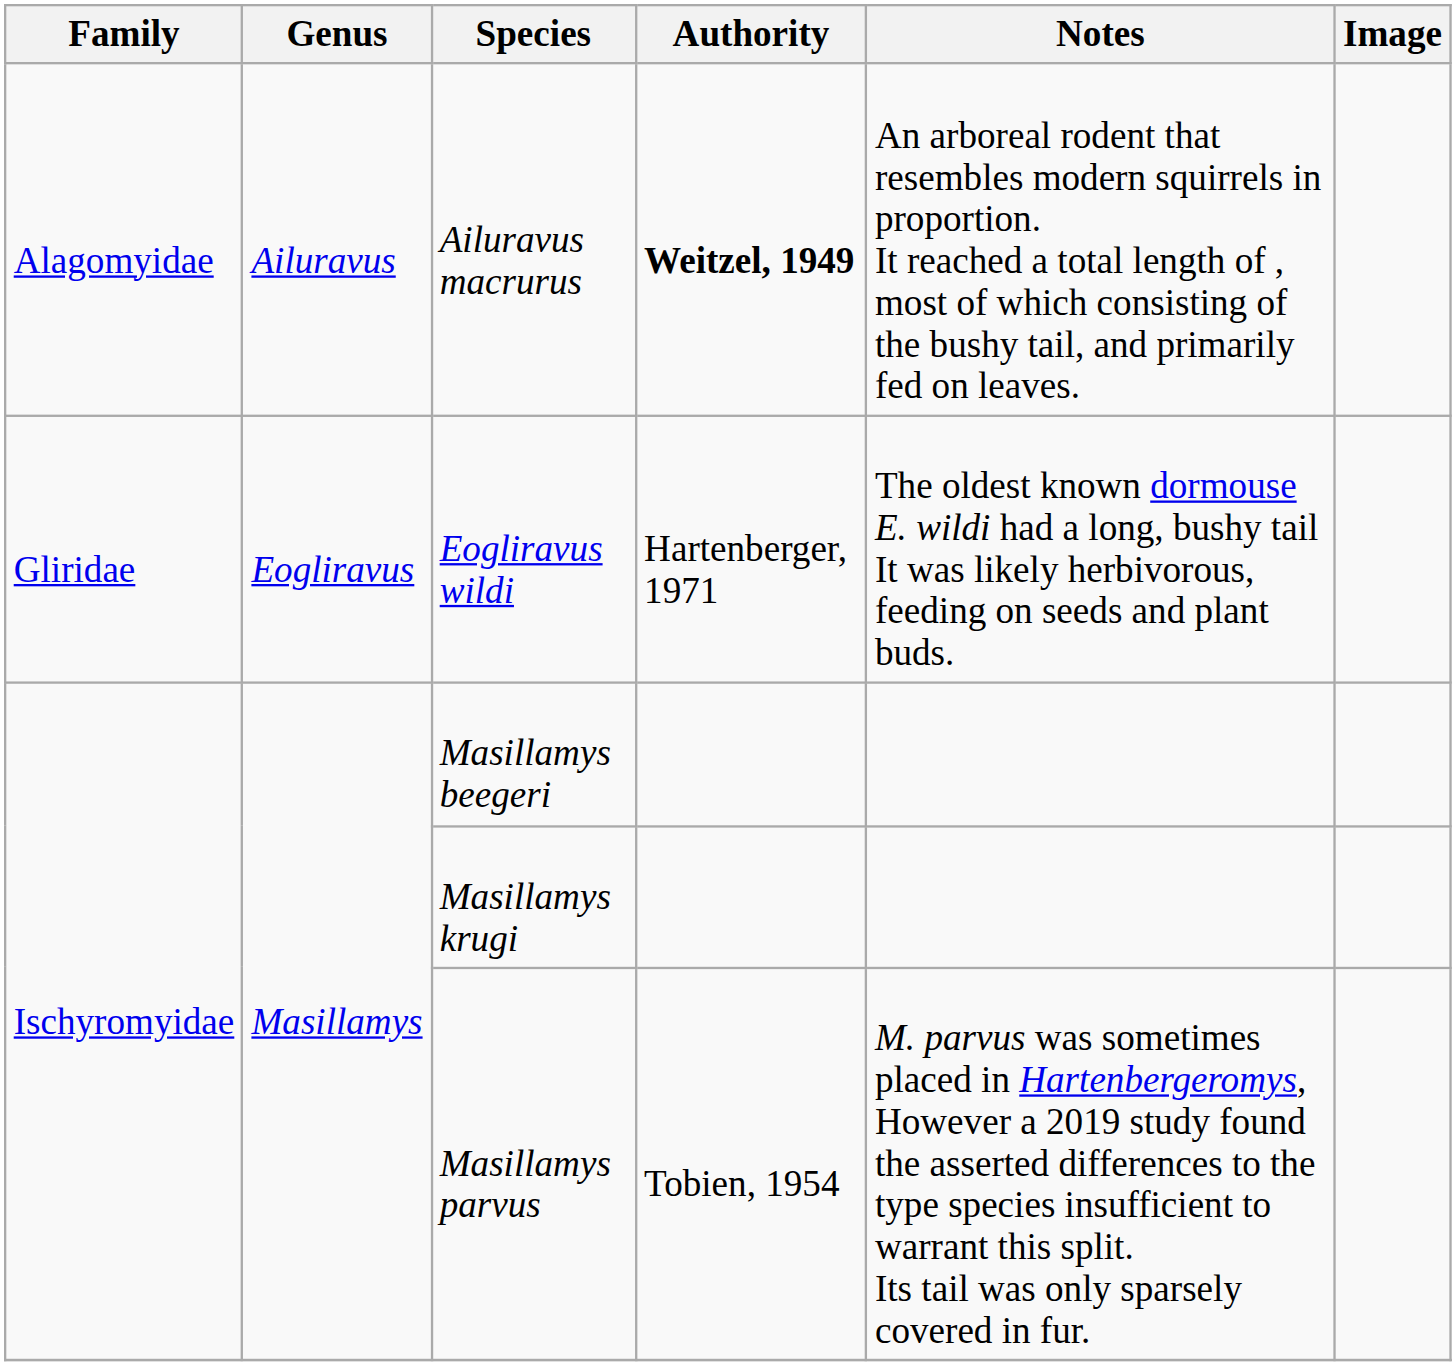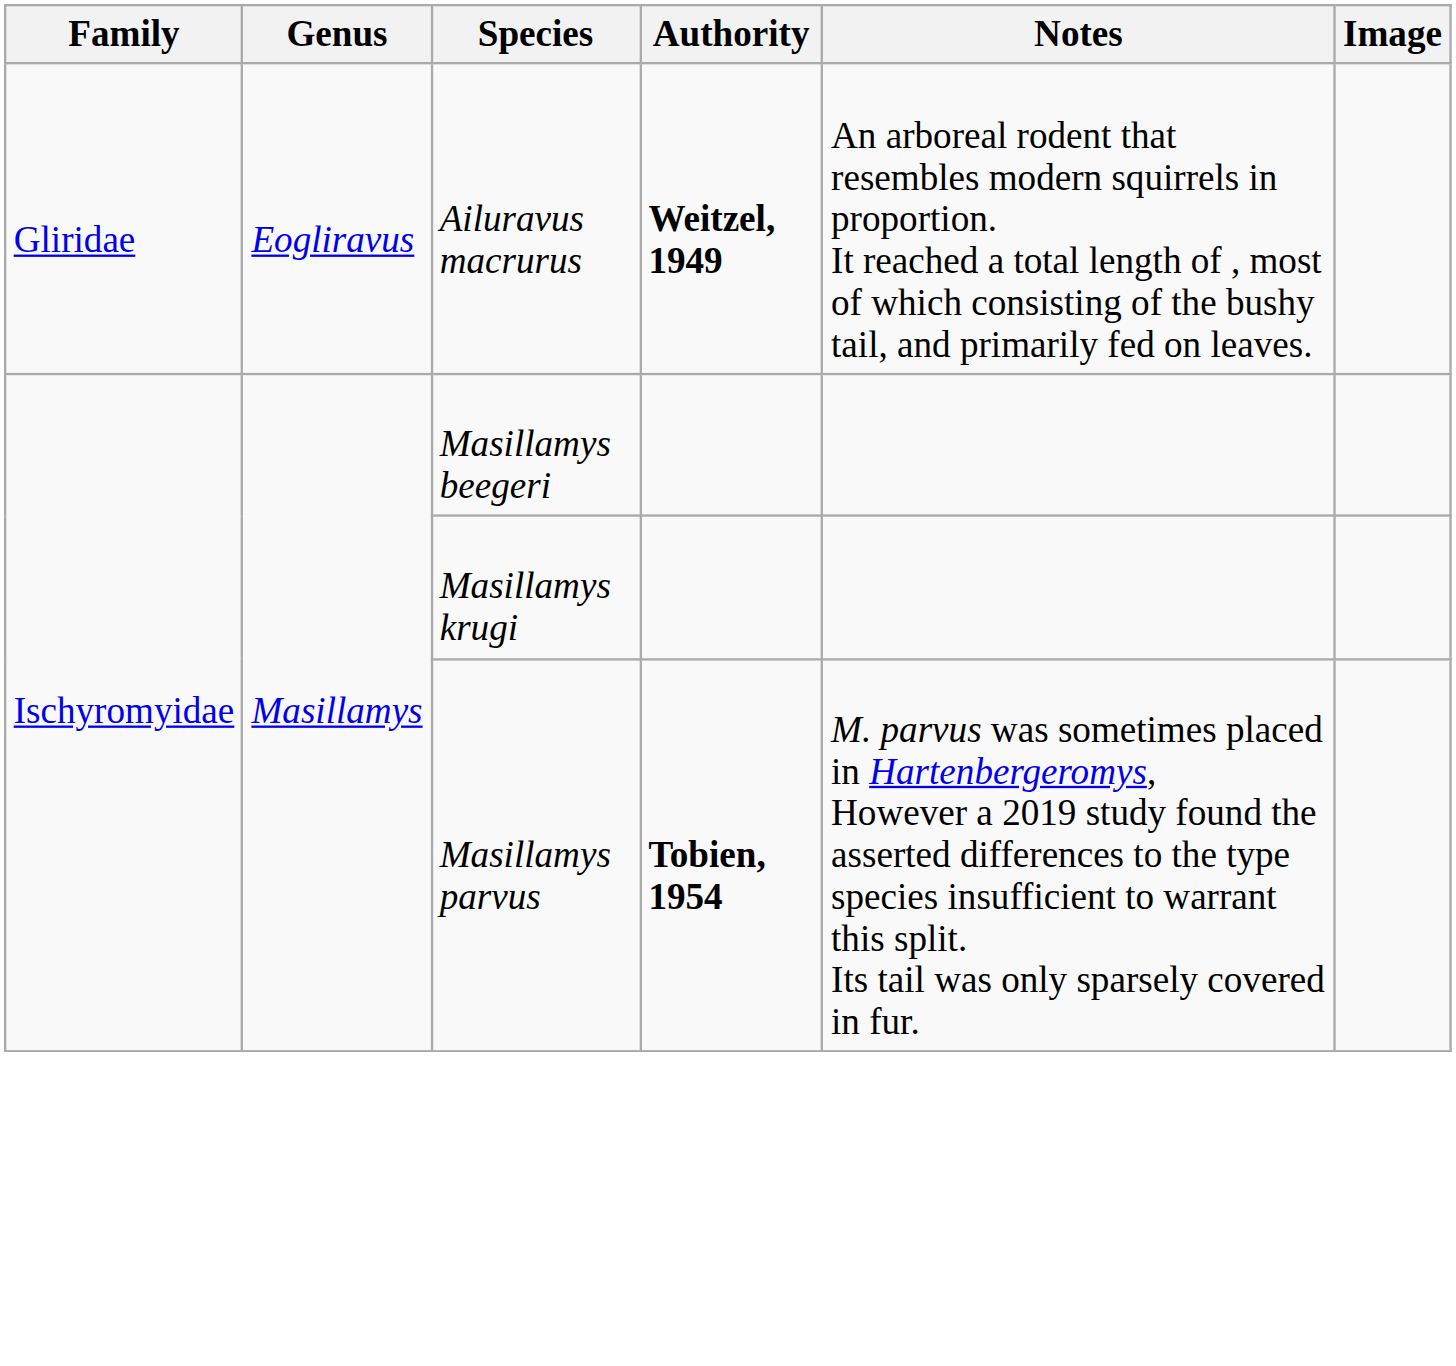(114, 259) Alagomyidae -> (75, 238) Gliridae
(324, 259) Ailuravus -> (333, 238) Eogliravus
- row: (521, 569)
(742, 1184) normal -> (707, 874) bold
